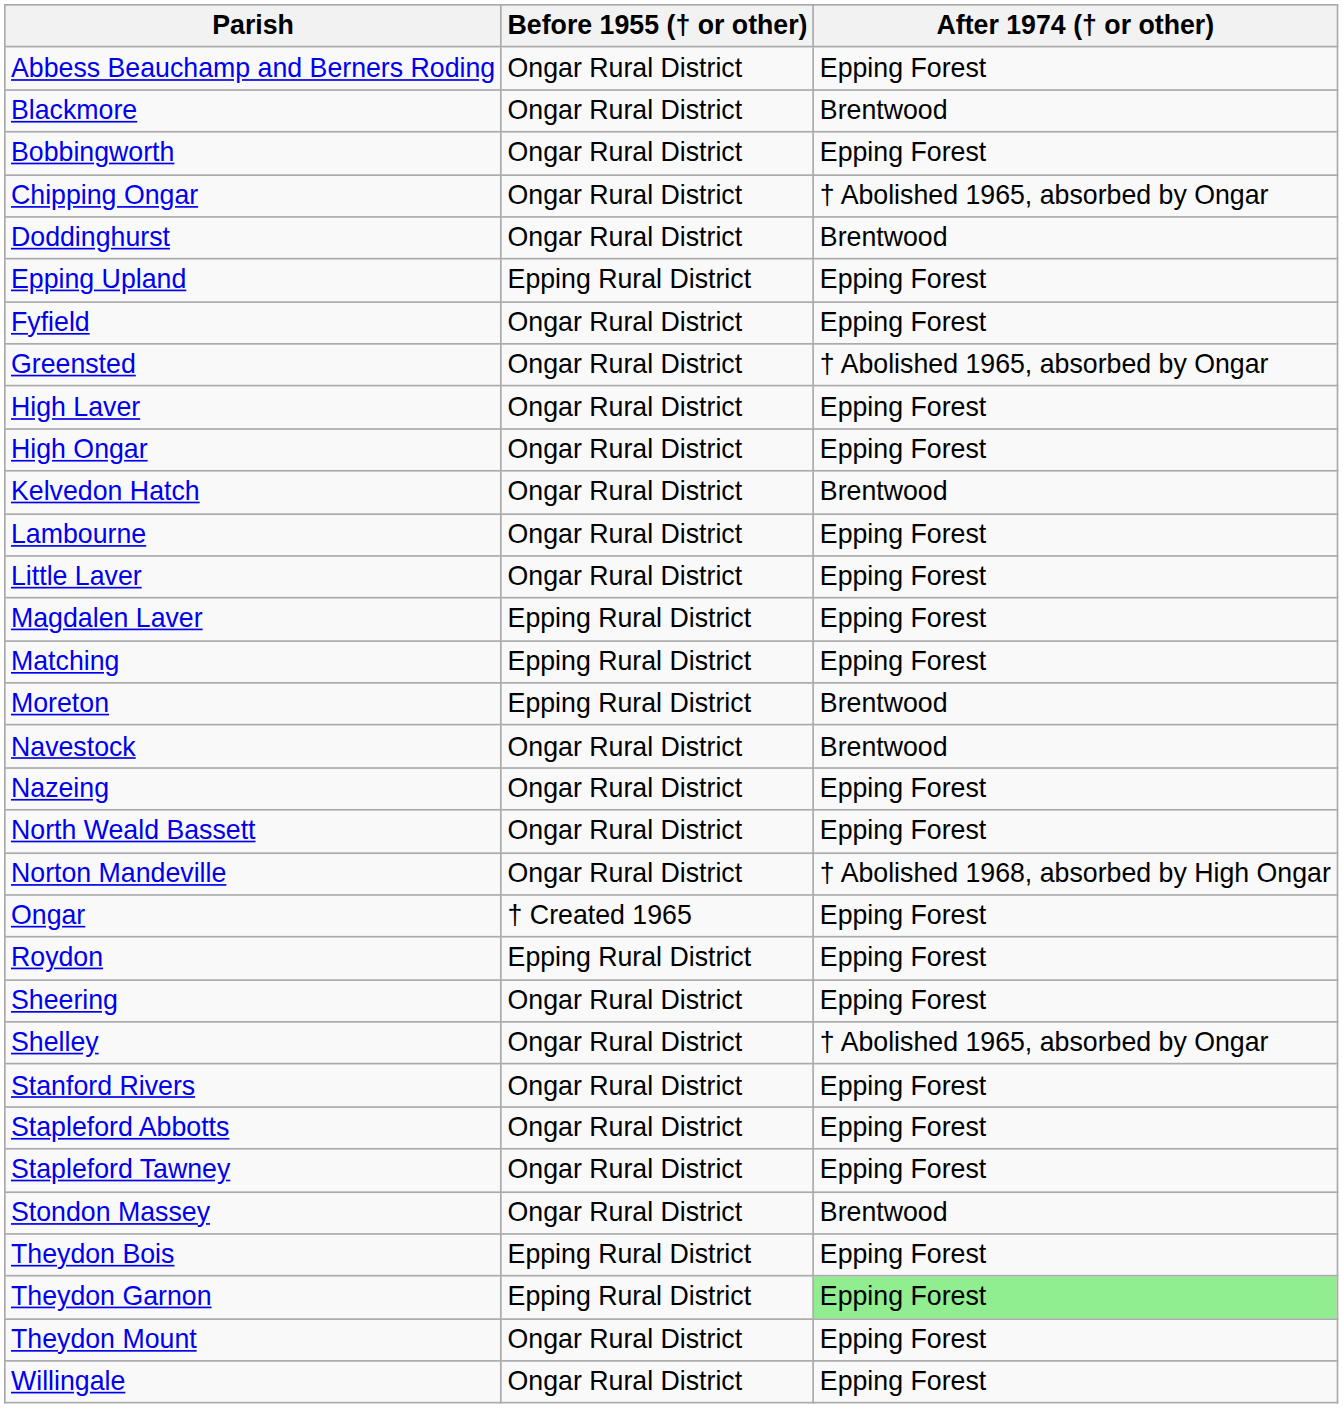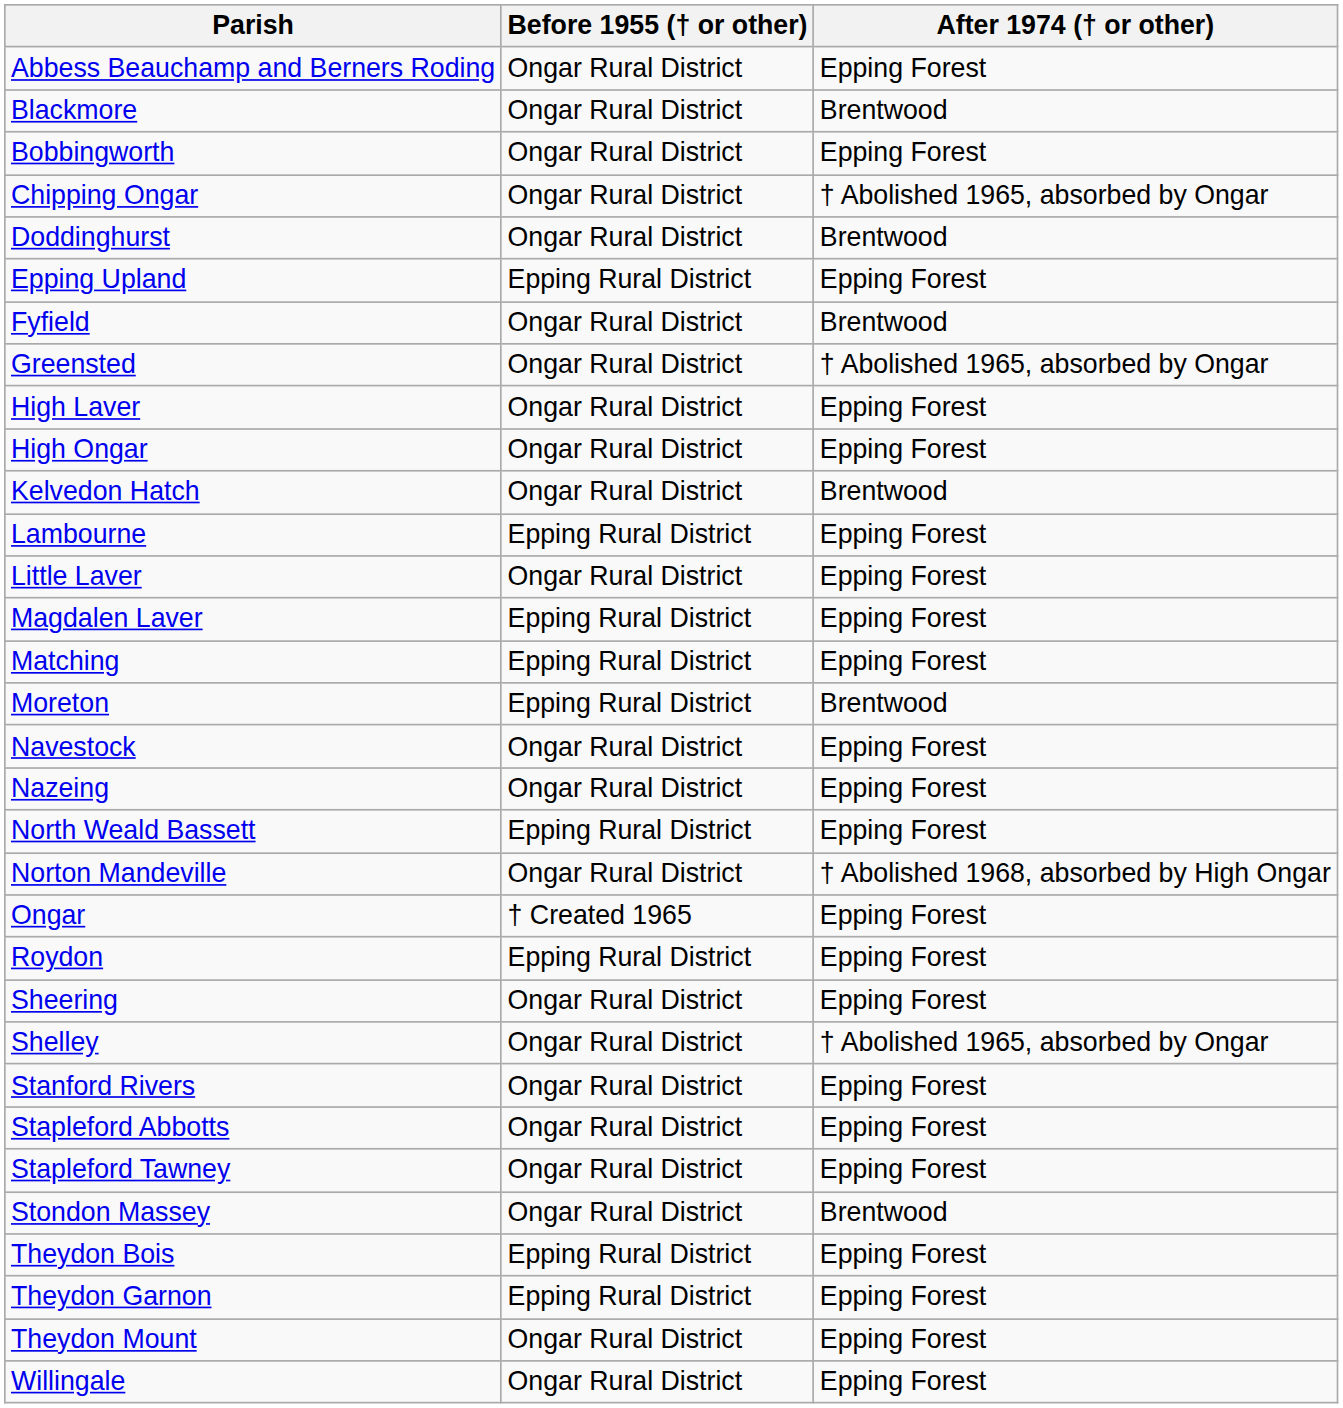(903, 322) Epping Forest -> (884, 322) Brentwood
(625, 534) Ongar Rural District -> (629, 534) Epping Rural District
(884, 746) Brentwood -> (903, 746) Epping Forest
(625, 830) Ongar Rural District -> (629, 830) Epping Rural District
(903, 1296) lightgreen background -> (903, 1296) no background
